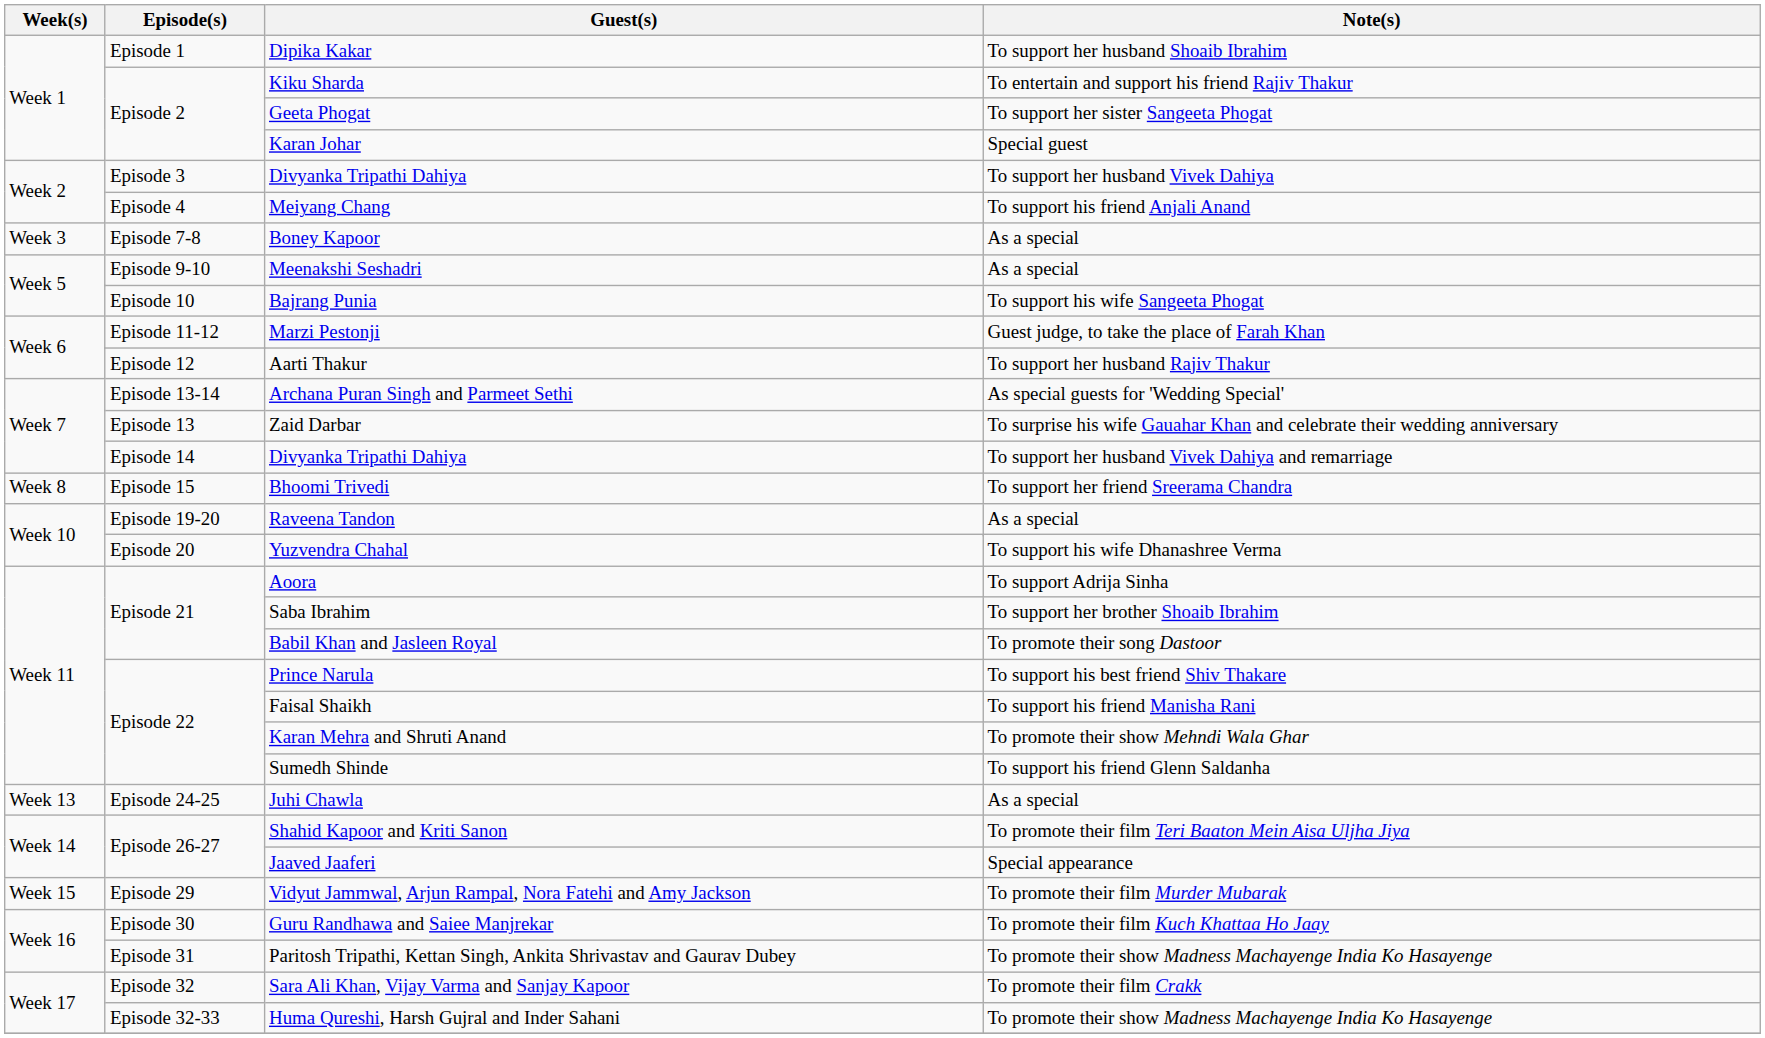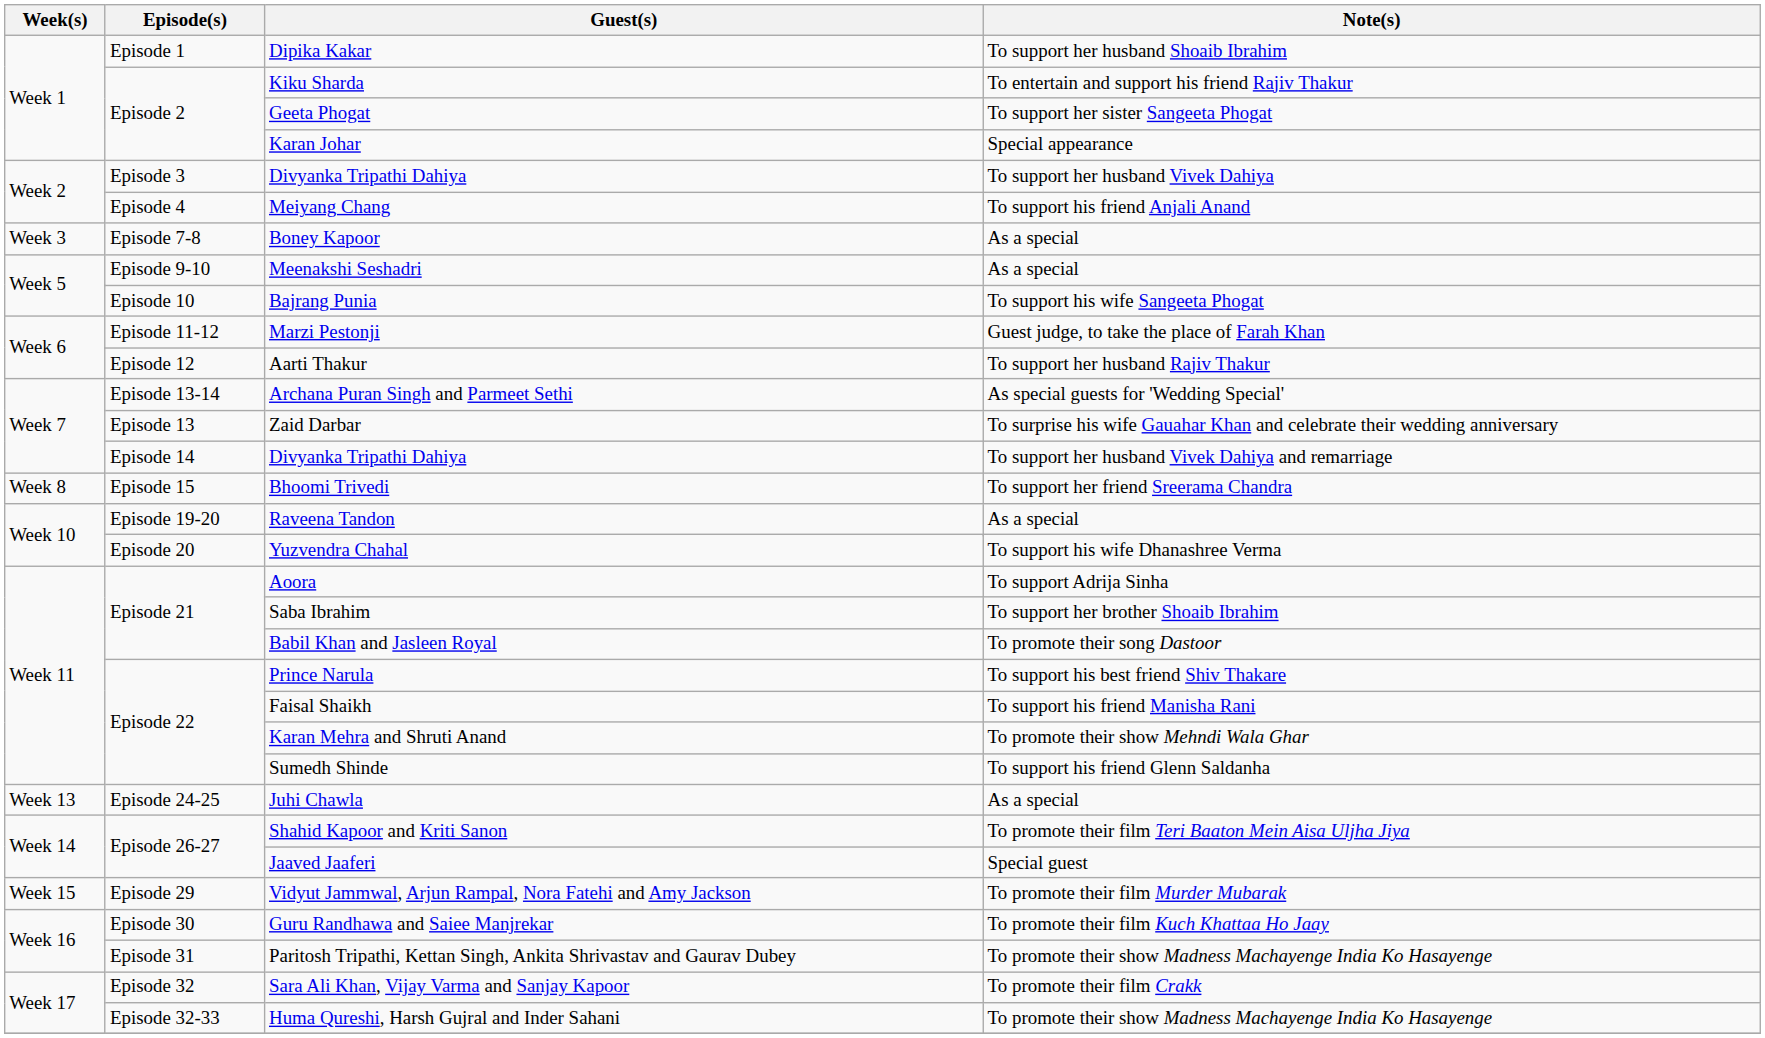(1038, 144) Special guest -> (1060, 144) Special appearance
(1060, 861) Special appearance -> (1038, 861) Special guest
